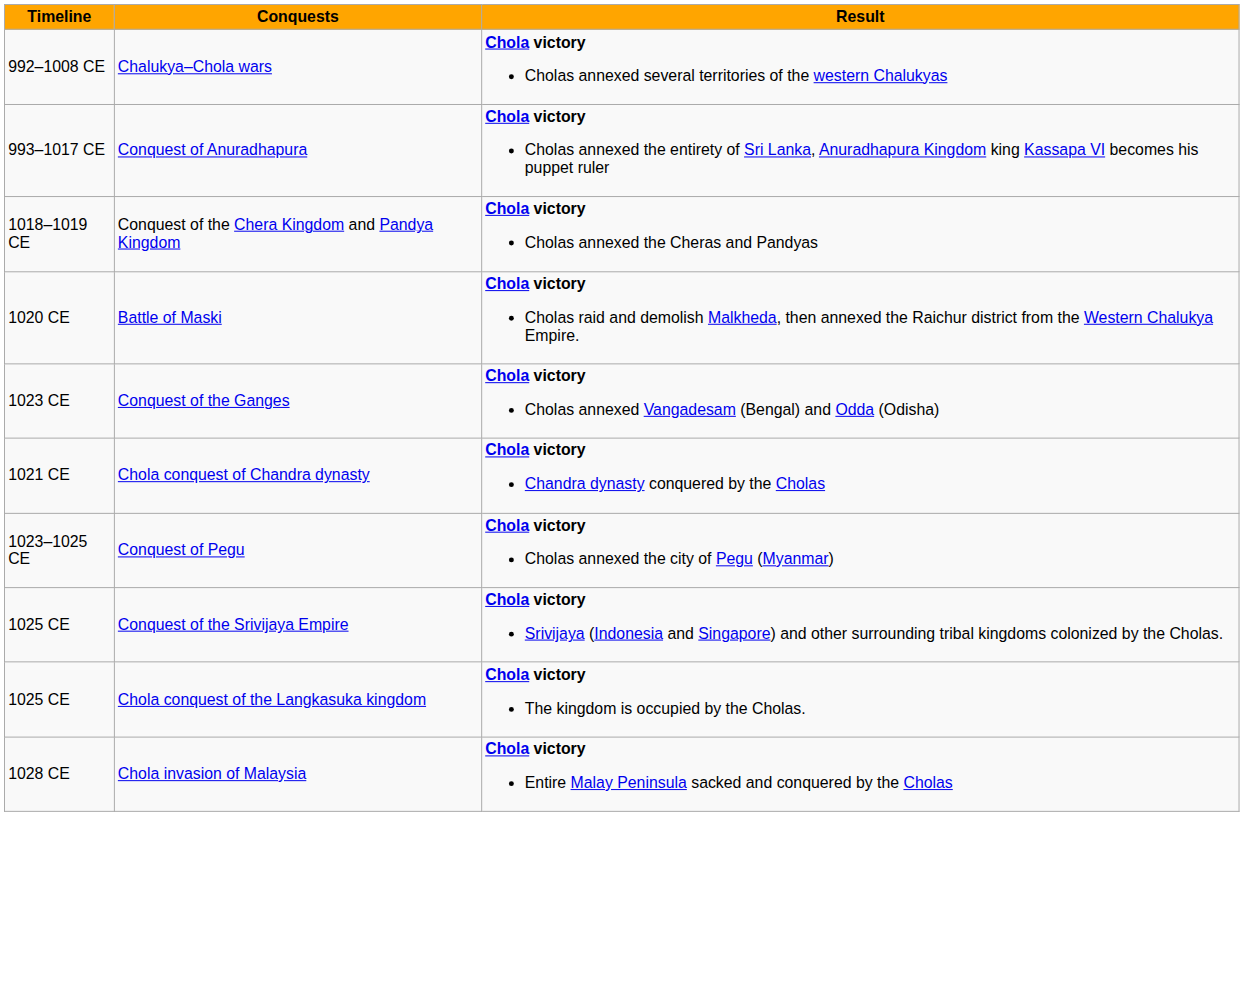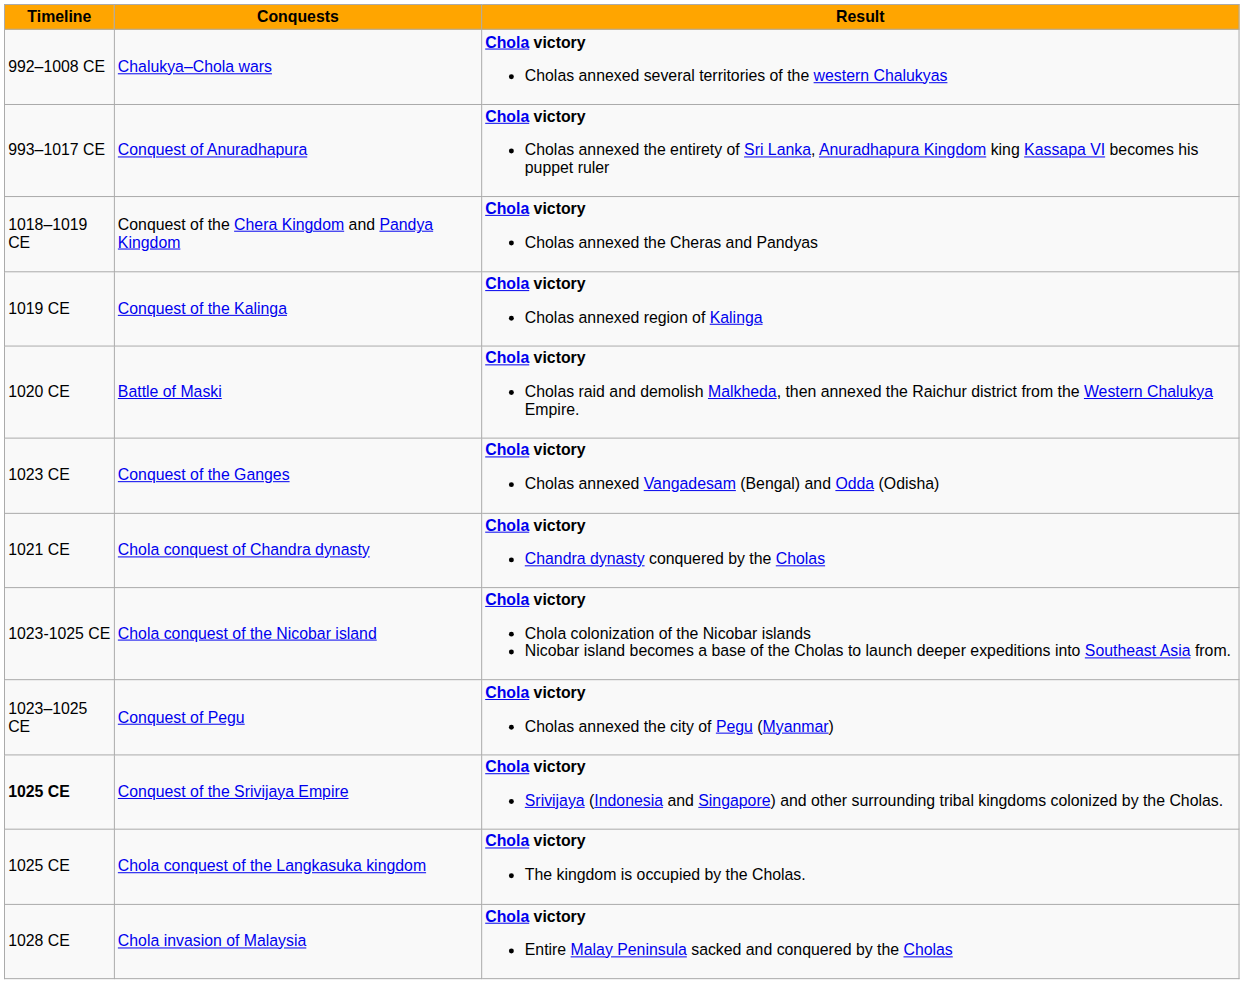+ row: (202, 308)
+ row: (247, 633)
(39, 624) normal -> (39, 791) bold
